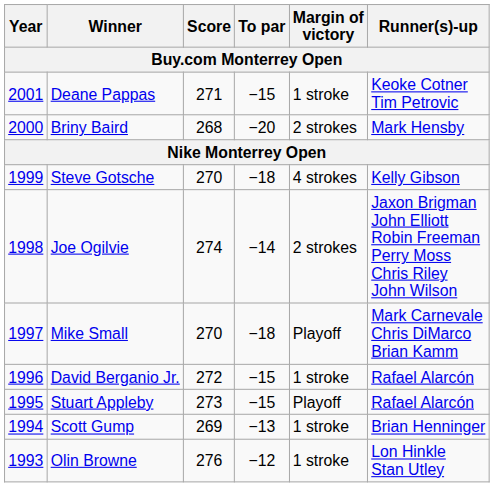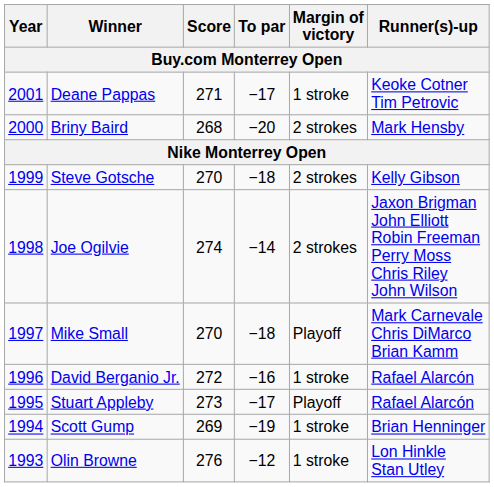(262, 94) −15 -> (262, 94) −17
(325, 178) 4 strokes -> (325, 178) 2 strokes
(262, 377) −15 -> (262, 377) −16
(262, 402) −15 -> (262, 402) −17
(262, 427) −13 -> (262, 427) −19
